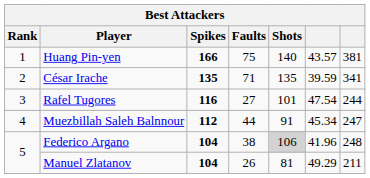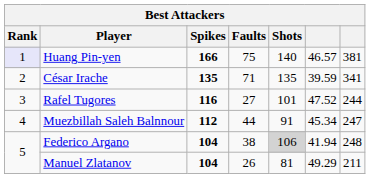(22, 57) no background -> (22, 57) lavender background
(322, 57) 43.57 -> (322, 57) 46.57
(322, 100) 47.54 -> (322, 100) 47.52
(322, 142) 41.96 -> (322, 142) 41.94
